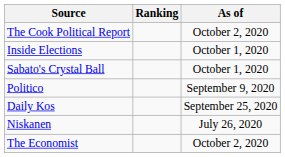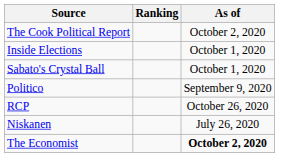- row: (31, 106)
+ row: (18, 106)
(230, 143) normal -> (228, 143) bold
